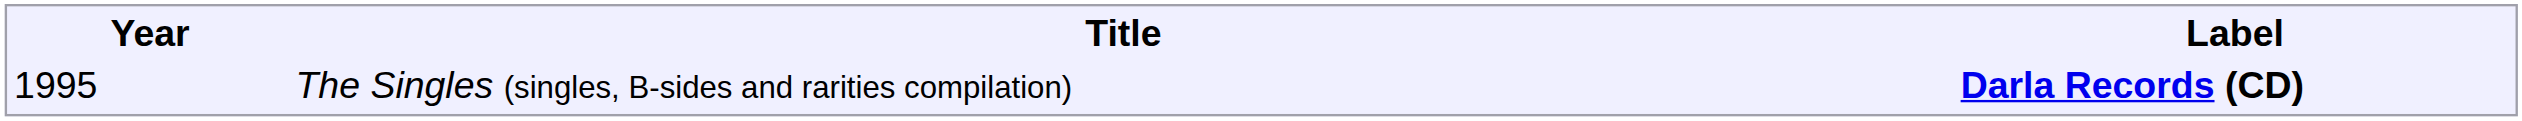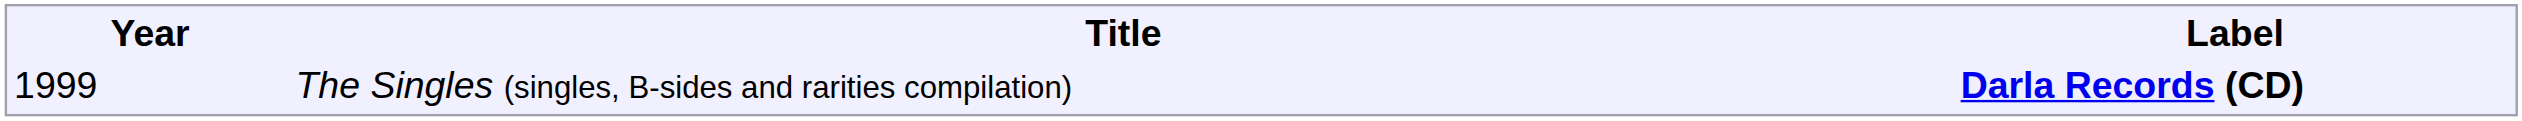(56, 85) 1995 -> (56, 85) 1999
